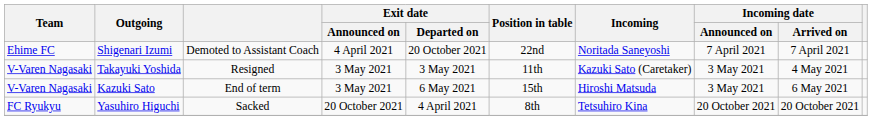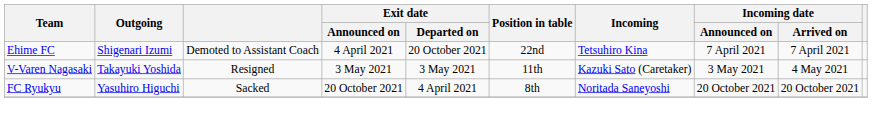(624, 50) Noritada Saneyoshi -> (613, 50) Tetsuhiro Kina
- row: (126, 87)
(613, 106) Tetsuhiro Kina -> (624, 87) Noritada Saneyoshi
